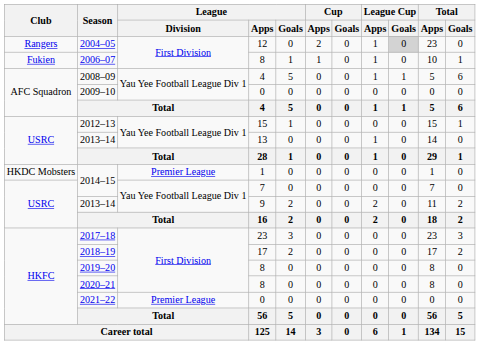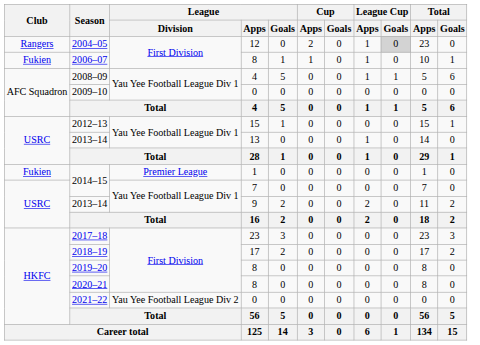(41, 172) HKDC Mobsters -> (37, 172) Fukien
(183, 300) Premier League -> (175, 300) Yau Yee Football League Div 2
